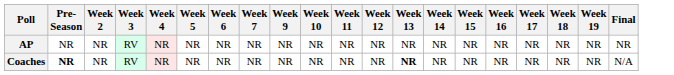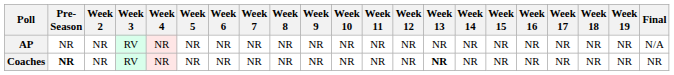+ column: (285, 20)
(624, 44) NR -> (654, 44) N/A
(624, 62) N/A -> (654, 62) NR
